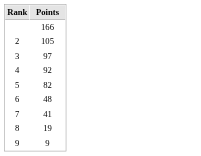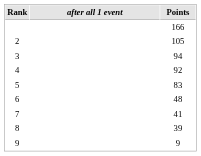+ column: (95, 12)
(48, 56) 97 -> (178, 56) 94
(48, 85) 82 -> (178, 85) 83
(48, 128) 19 -> (178, 128) 39
